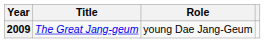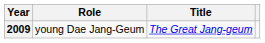columns swapped: (87, 12) <-> (198, 12)
